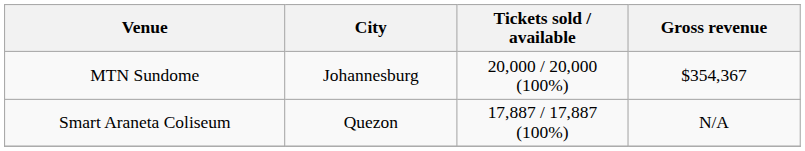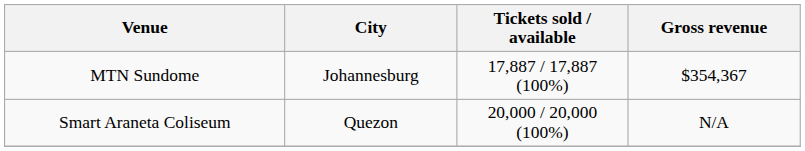(542, 75) 20,000 / 20,000 (100%) -> (542, 75) 17,887 / 17,887 (100%)
(542, 122) 17,887 / 17,887 (100%) -> (542, 122) 20,000 / 20,000 (100%)
